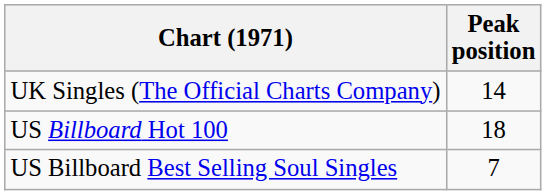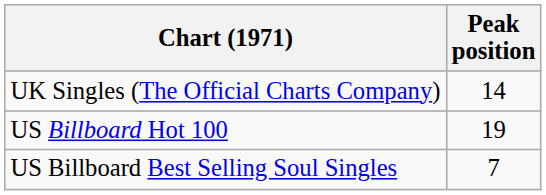(494, 129) 18 -> (494, 129) 19
